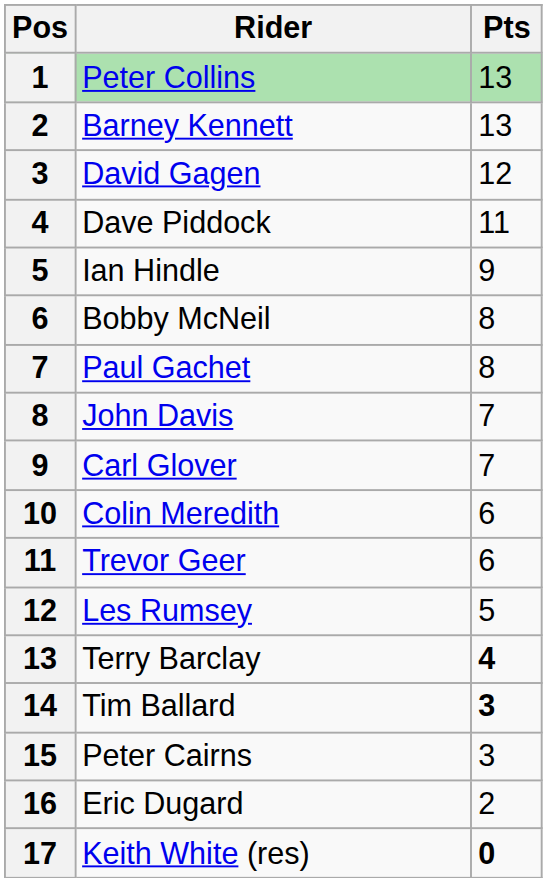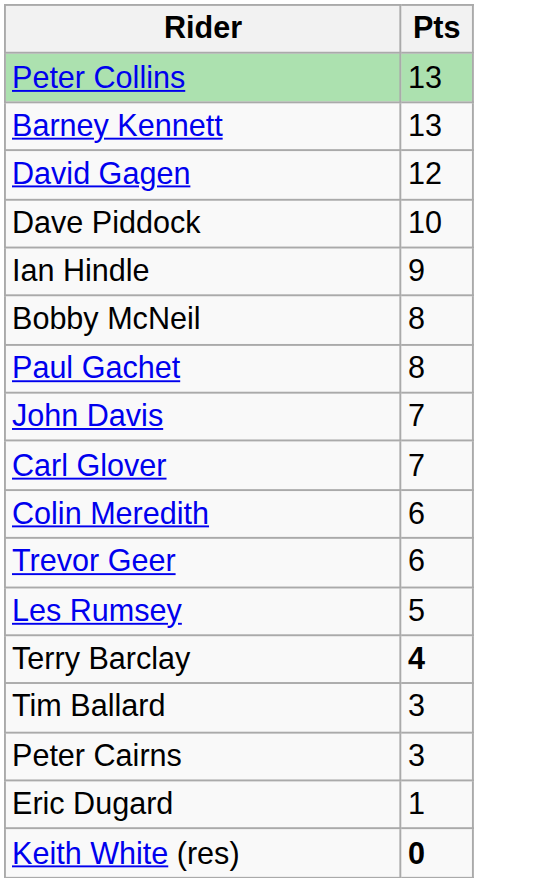- column: (40, 28)
(494, 222) 11 -> (425, 222) 10
(487, 707) bold -> (417, 707) normal
(487, 804) 2 -> (417, 804) 1
